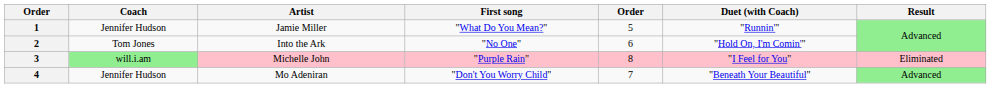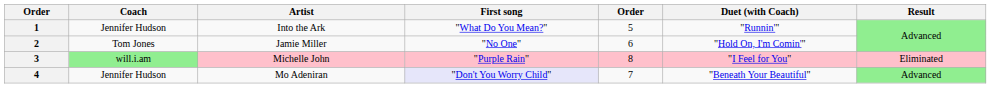(301, 28) Jamie Miller -> (301, 28) Into the Ark
(301, 43) Into the Ark -> (301, 43) Jamie Miller
(501, 75) no background -> (501, 75) lavender background
